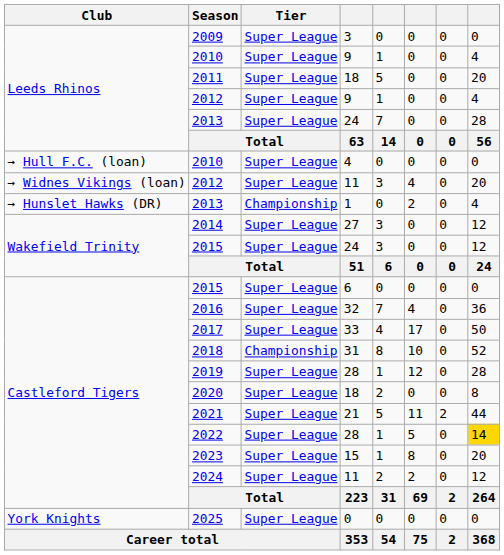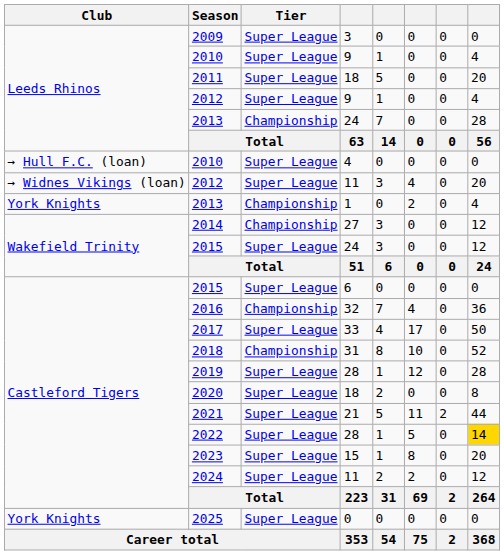(291, 120) Super League -> (291, 120) Championship
(85, 204) → Hunslet Hawks (DR) -> (54, 204) York Knights
(291, 225) Super League -> (291, 225) Championship
(291, 309) Super League -> (291, 309) Championship
